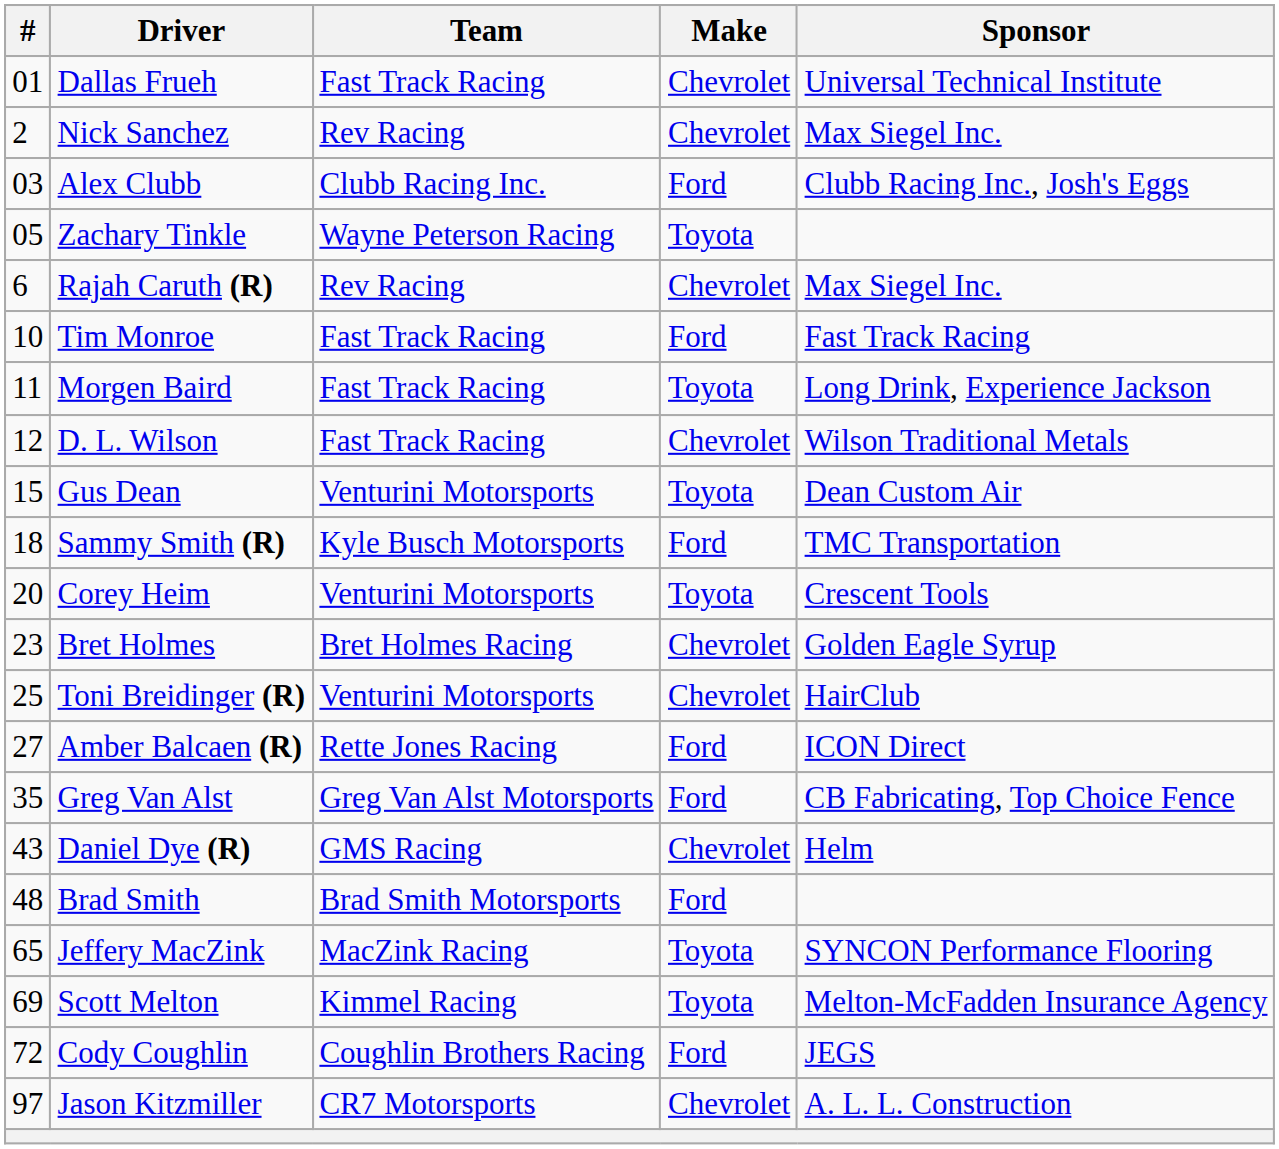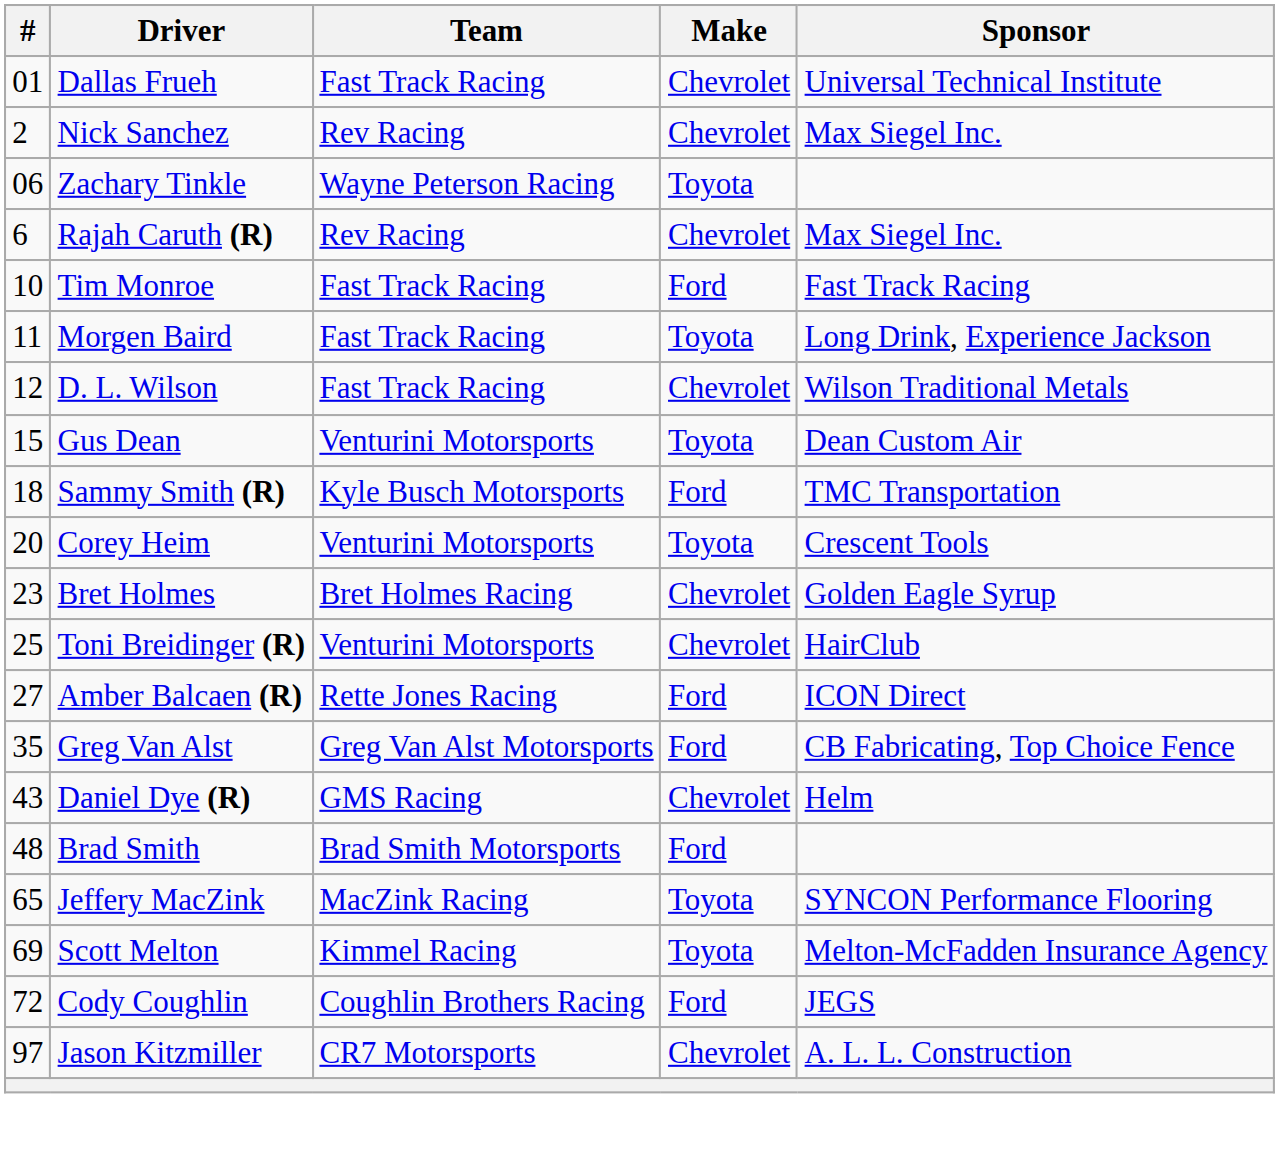- row: (129, 183)
(28, 234) 05 -> (28, 183) 06
